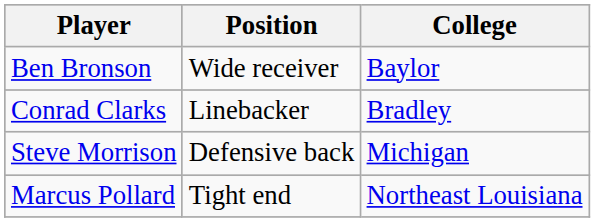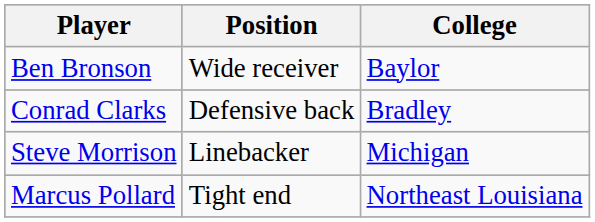(249, 110) Linebacker -> (272, 110) Defensive back
(272, 152) Defensive back -> (249, 152) Linebacker
